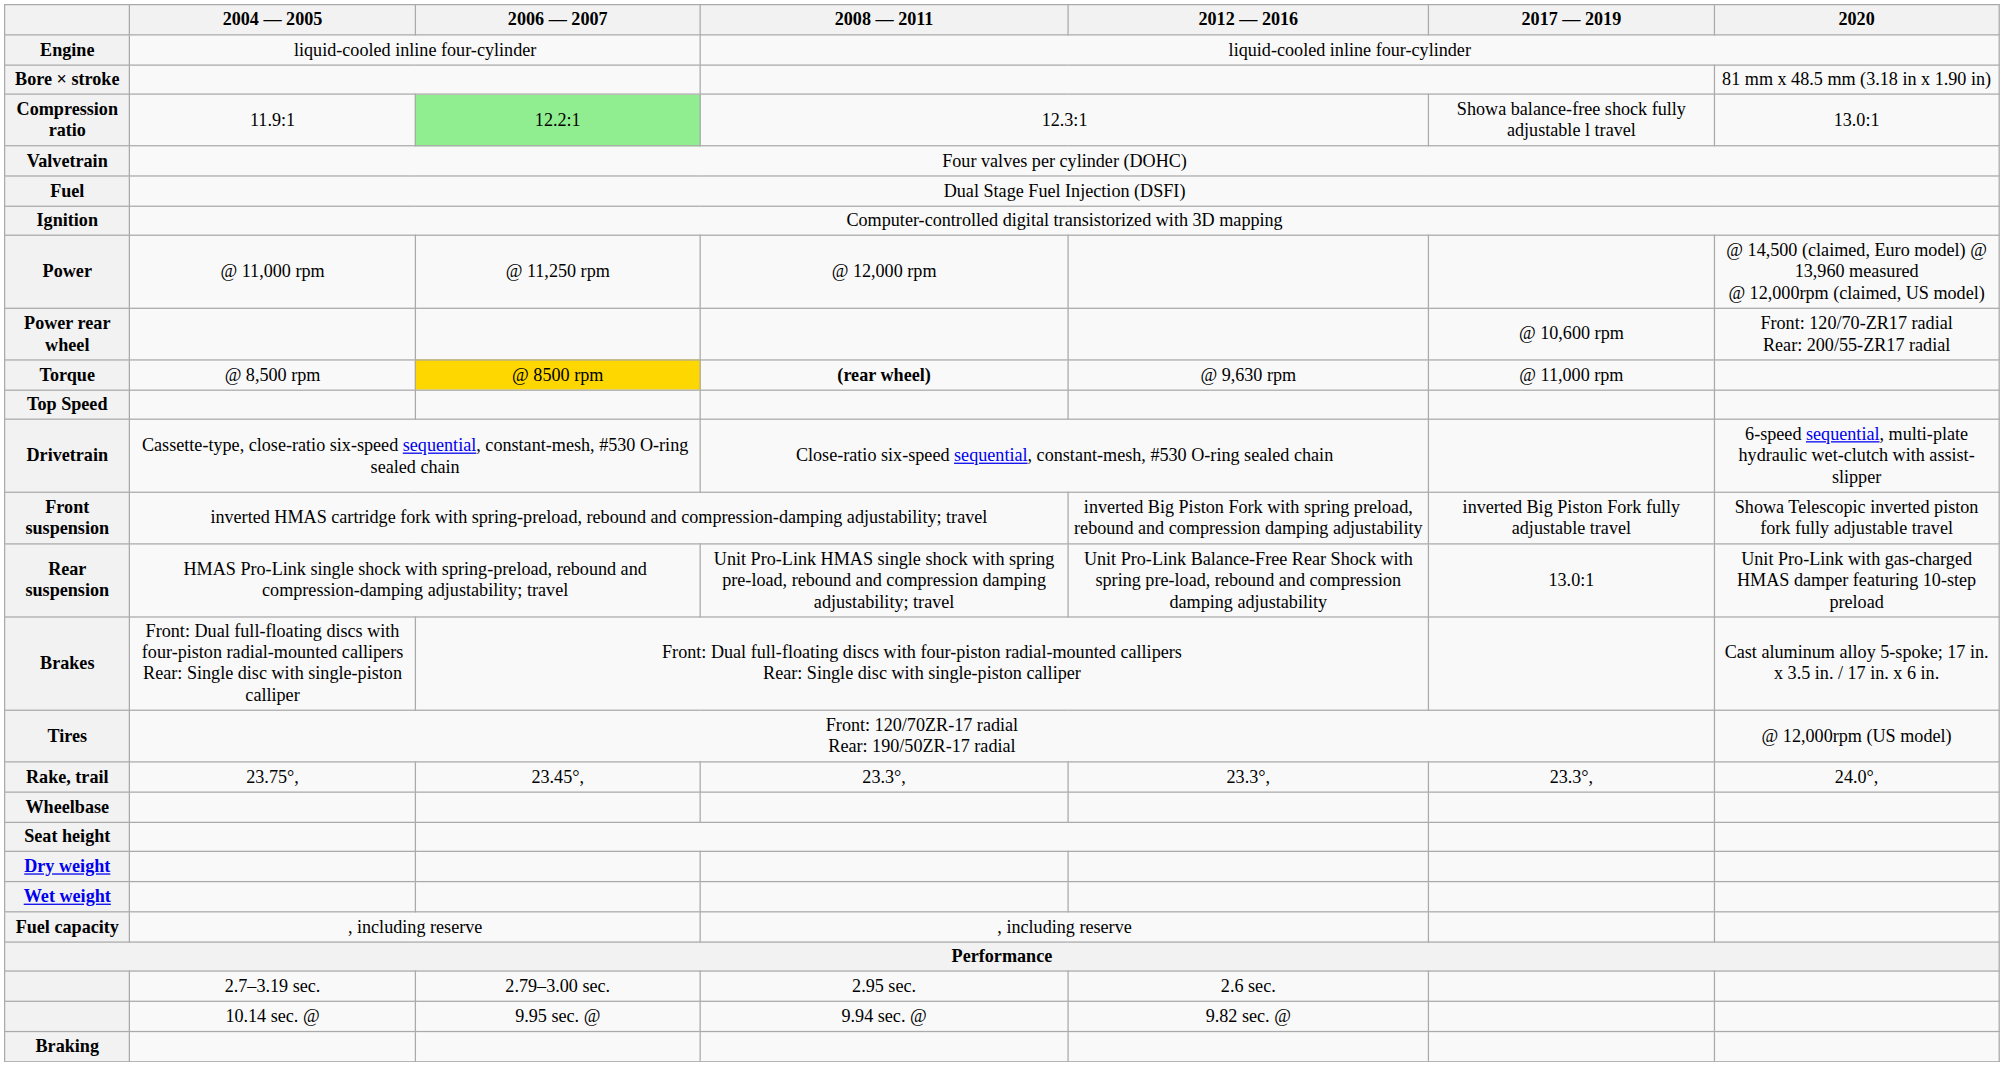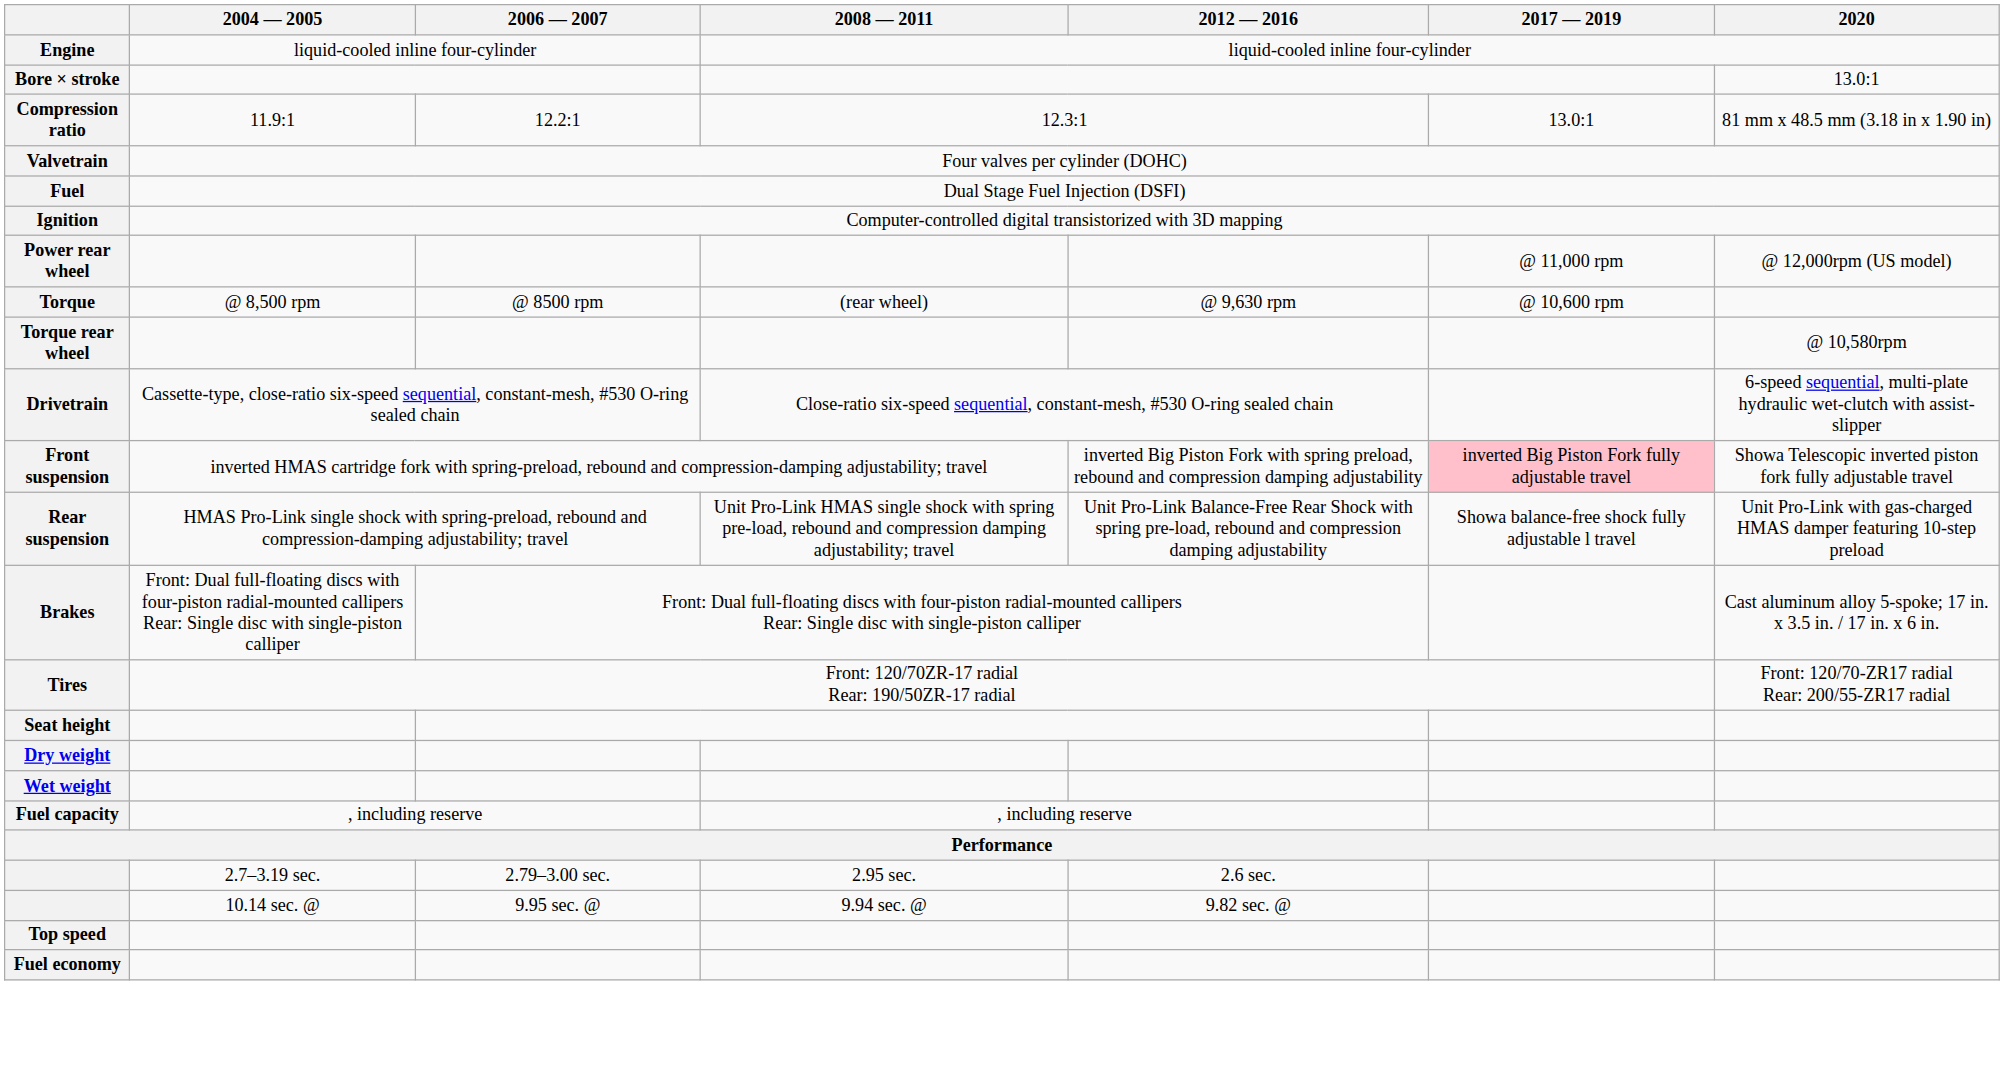(1857, 79) 81 mm x 48.5 mm (3.18 in x 1.90 in) -> (1857, 79) 13.0:1
(558, 119) lightgreen background -> (558, 119) no background
(1571, 119) Showa balance-free shock fully adjustable l travel -> (1571, 119) 13.0:1
(1857, 119) 13.0:1 -> (1857, 119) 81 mm x 48.5 mm (3.18 in x 1.90 in)
- row: (67, 271)
(1571, 333) @ 10,600 rpm -> (1571, 261) @ 11,000 rpm
(1857, 333) Front: 120/70-ZR17 radial Rear: 200/55-ZR17 radial -> (1857, 261) @ 12,000rpm (US model)
(558, 374) gold background -> (558, 301) no background
(884, 374) bold -> (884, 301) normal
(1571, 374) @ 11,000 rpm -> (1571, 301) @ 10,600 rpm
+ row: (67, 342)
- row: (67, 404)
(1571, 517) no background -> (1571, 466) pink background
(1571, 579) 13.0:1 -> (1571, 528) Showa balance-free shock fully adjustable l travel
(1857, 736) @ 12,000rpm (US model) -> (1857, 684) Front: 120/70-ZR17 radial Rear: 200/55-ZR17 radial
- row: (67, 776)
- row: (67, 806)
+ row: (67, 934)
- row: (67, 1046)
+ row: (67, 964)
